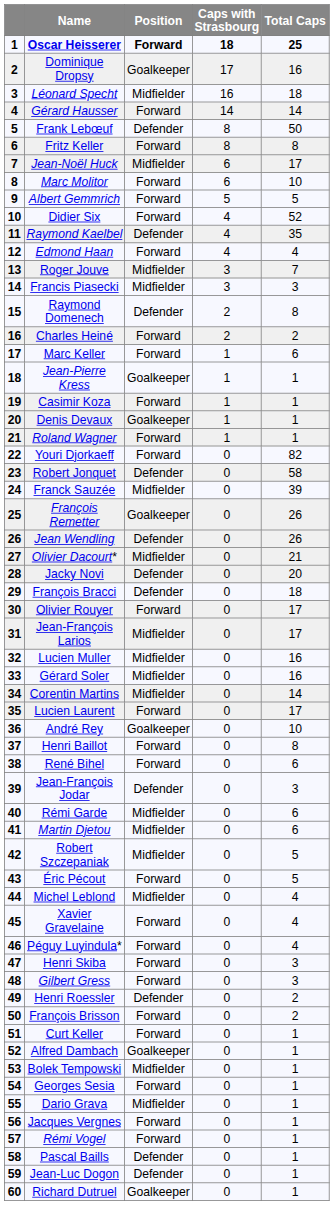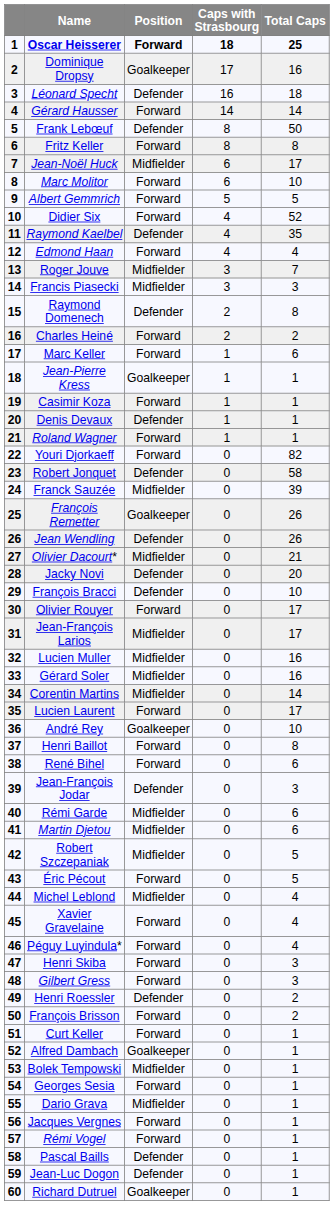(158, 93) Midfielder -> (158, 93) Defender
(158, 420) Goalkeeper -> (158, 420) Defender
(295, 592) 18 -> (295, 592) 10
